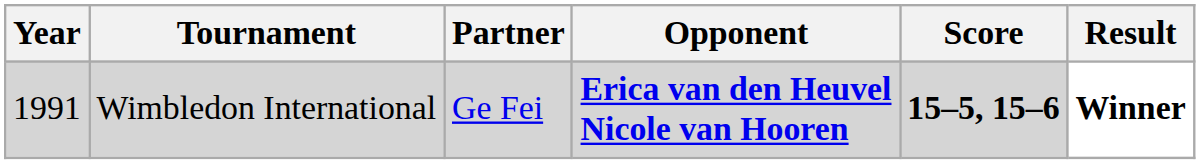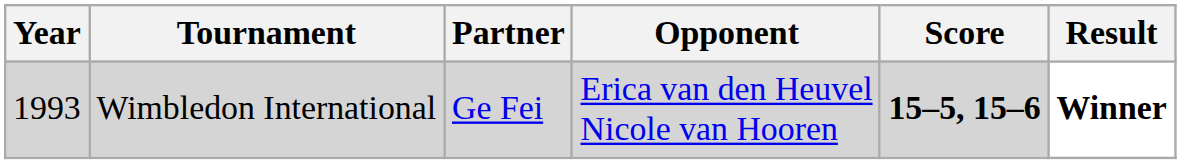(47, 108) 1991 -> (47, 108) 1993
(736, 108) bold -> (727, 108) normal
